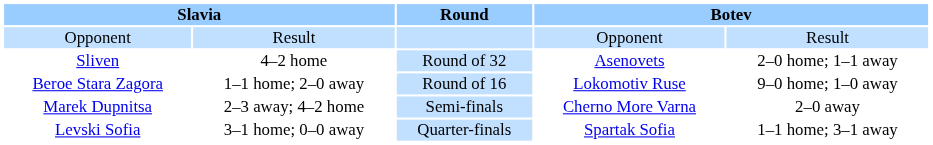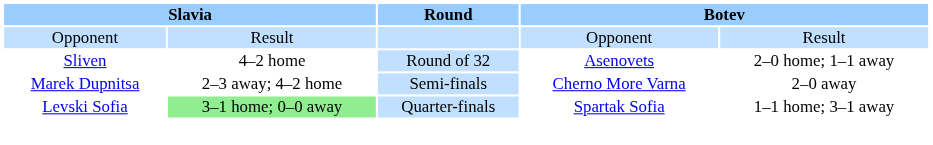- row: (98, 83)
(294, 130) no background -> (272, 106) lightgreen background
